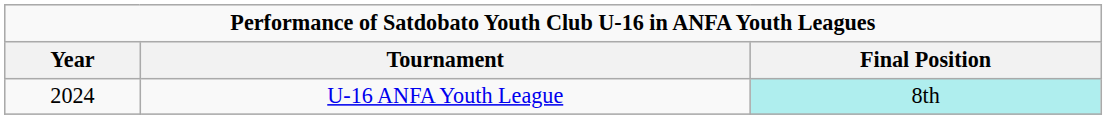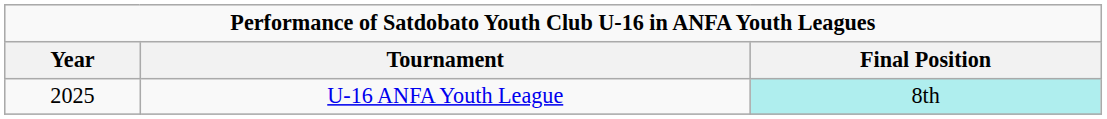(72, 96) 2024 -> (72, 96) 2025
